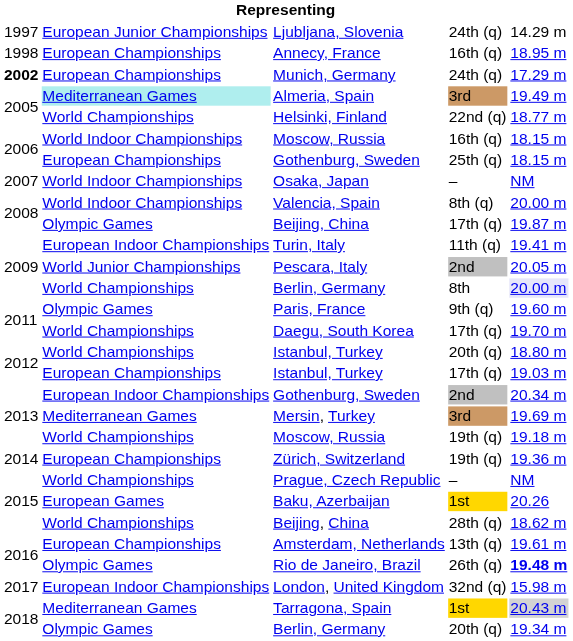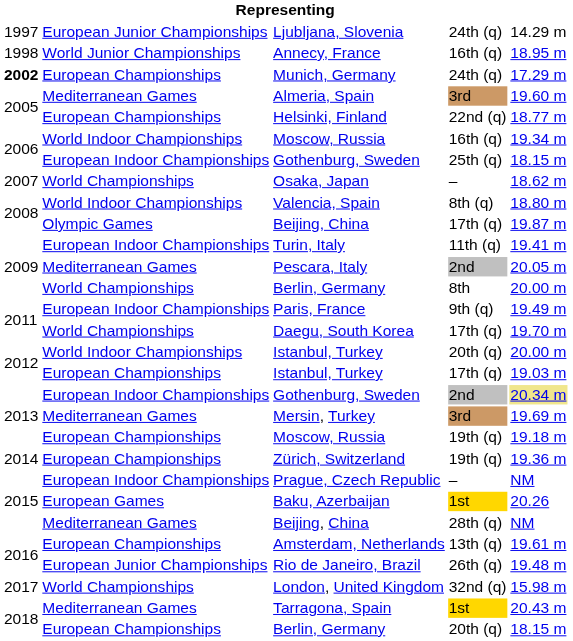(132, 53) European Championships -> (141, 53) World Junior Championships
(120, 96) paleturquoise background -> (120, 96) no background
(538, 96) 19.49 m -> (538, 96) 19.60 m
(118, 117) World Championships -> (132, 117) European Championships
(538, 138) 18.15 m -> (538, 138) 19.34 m
(132, 160) European Championships -> (156, 160) European Indoor Championships
(142, 181) World Indoor Championships -> (118, 181) World Championships
(522, 181) NM -> (538, 181) 18.62 m
(538, 202) 20.00 m -> (538, 202) 18.80 m
(141, 266) World Junior Championships -> (120, 266) Mediterranean Games
(538, 288) lavender background -> (538, 288) no background
(98, 309) Olympic Games -> (156, 309) European Indoor Championships
(538, 309) 19.60 m -> (538, 309) 19.49 m
(118, 352) World Championships -> (142, 352) World Indoor Championships
(538, 352) 18.80 m -> (538, 352) 20.00 m
(538, 394) no background -> (538, 394) khaki background
(118, 437) World Championships -> (132, 437) European Championships
(118, 480) World Championships -> (156, 480) European Indoor Championships
(118, 522) World Championships -> (120, 522) Mediterranean Games
(538, 522) 18.62 m -> (522, 522) NM
(98, 565) Olympic Games -> (155, 565) European Junior Championships
(539, 565) bold -> (538, 565) normal
(156, 586) European Indoor Championships -> (118, 586) World Championships
(538, 608) lightgrey background -> (538, 608) no background
(98, 629) Olympic Games -> (132, 629) European Championships
(538, 629) 19.34 m -> (538, 629) 18.15 m
